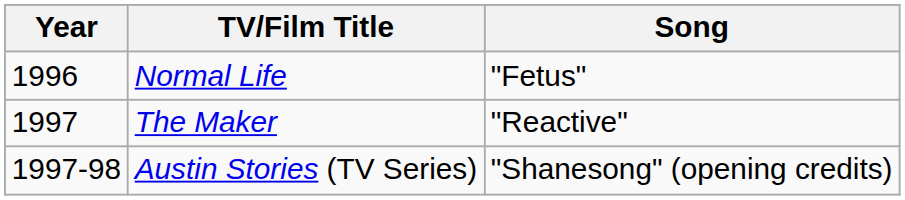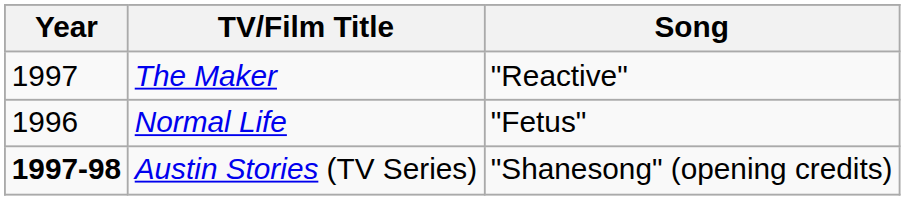rows swapped: (211, 75) <-> (206, 122)
(66, 169) normal -> (66, 169) bold
